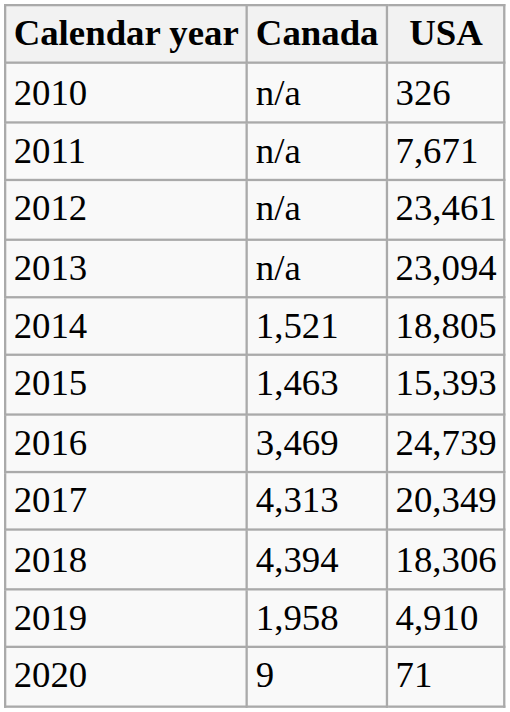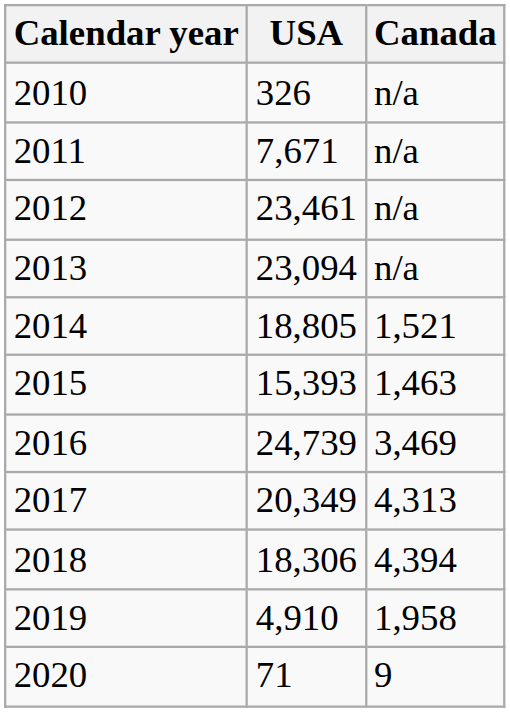columns swapped: (446, 33) <-> (317, 33)
